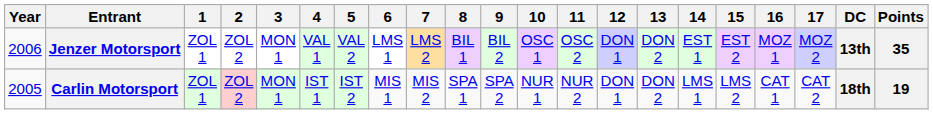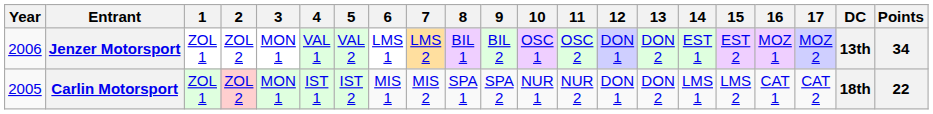(901, 48) 35 -> (901, 48) 34
(901, 89) 19 -> (901, 89) 22
